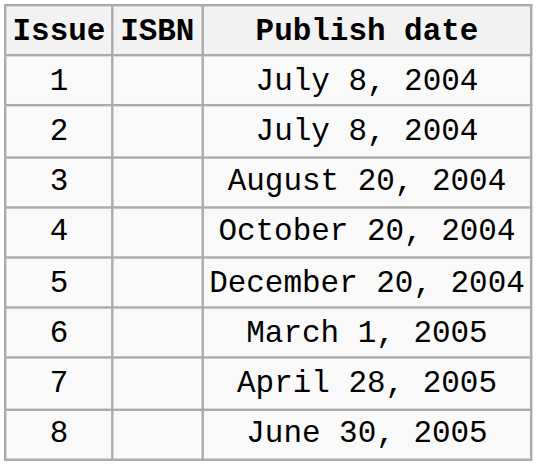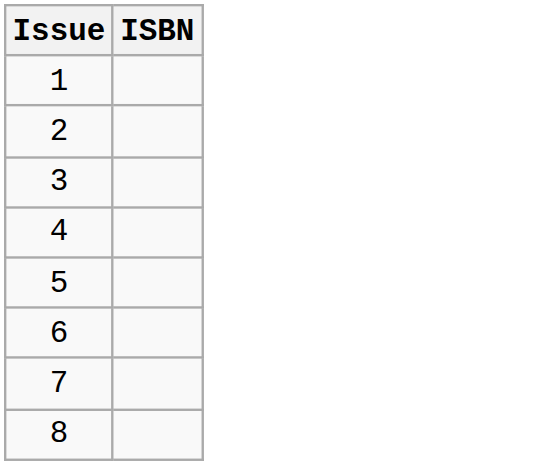- column: (367, 30)
